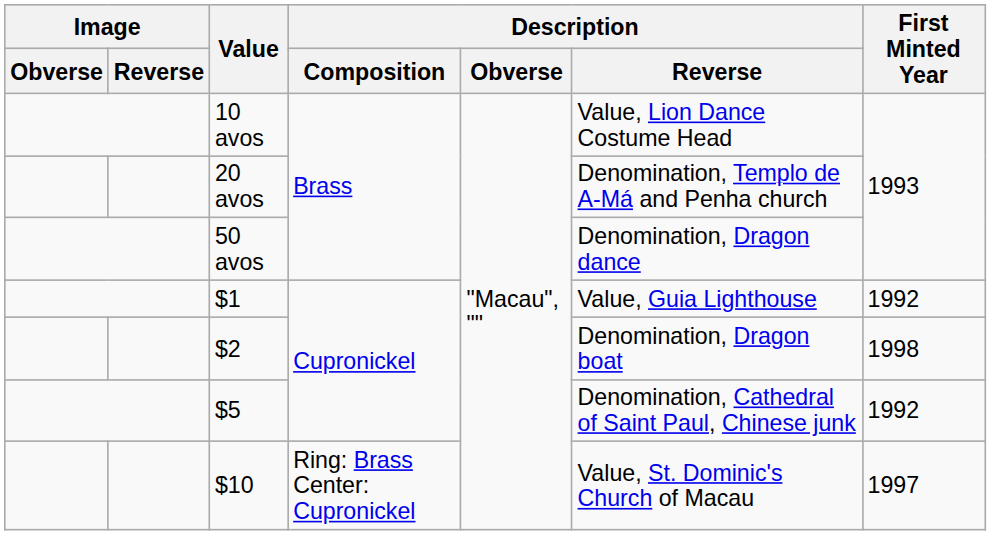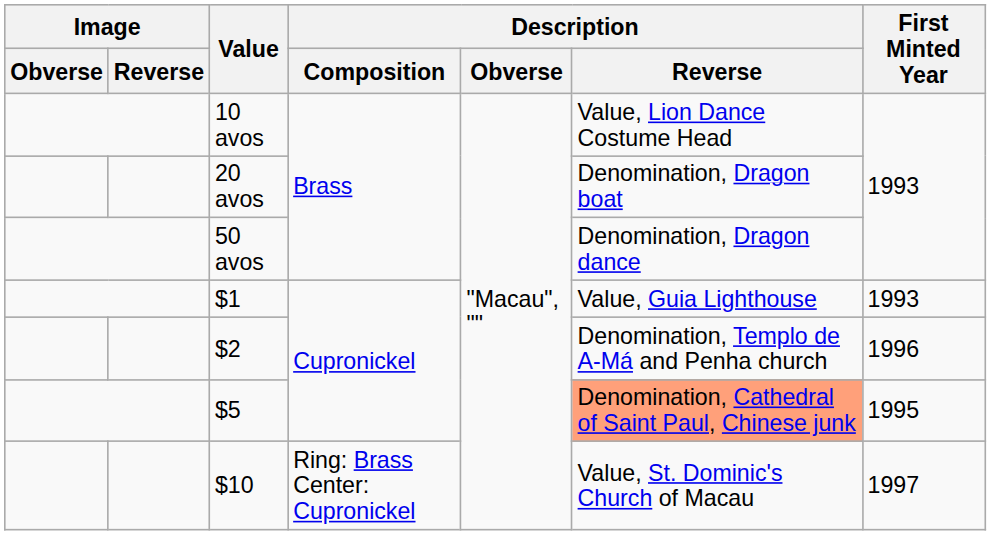(709, 187) Denomination, Templo de A-Má and Penha church -> (694, 187) Denomination, Dragon boat
(893, 299) 1992 -> (893, 299) 1993
(694, 348) Denomination, Dragon boat -> (709, 348) Denomination, Templo de A-Má and Penha church
(893, 348) 1998 -> (893, 348) 1996
(717, 411) no background -> (717, 411) lightsalmon background
(893, 411) 1992 -> (893, 411) 1995
